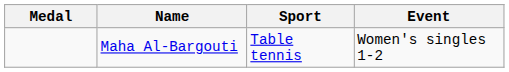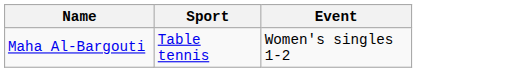- column: (51, 16)
